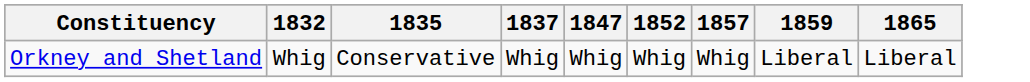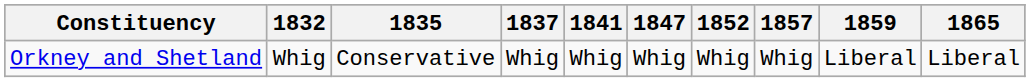+ column: (596, 23)
